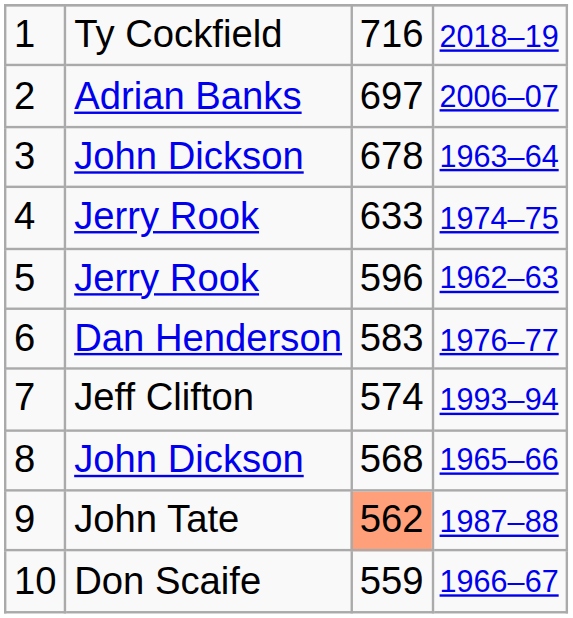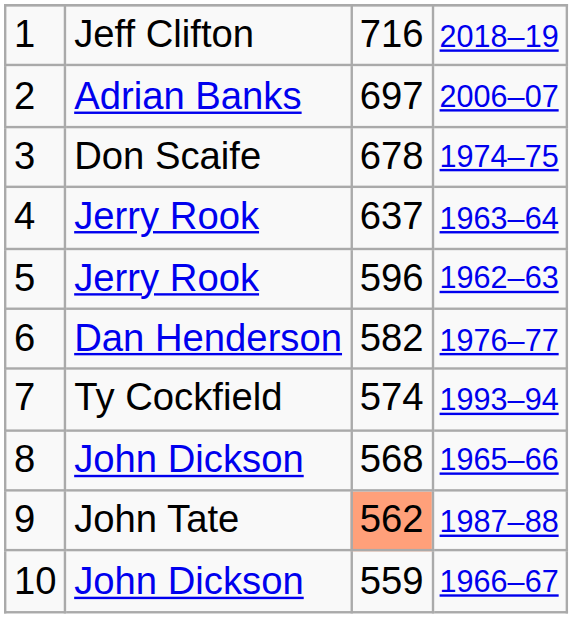(178, 34) Ty Cockfield -> (164, 34) Jeff Clifton
(189, 156) John Dickson -> (168, 156) Don Scaife
(499, 157) 1963–64 -> (499, 157) 1974–75
(392, 216) 633 -> (392, 216) 637
(499, 217) 1974–75 -> (499, 217) 1963–64
(392, 338) 583 -> (392, 338) 582
(164, 398) Jeff Clifton -> (178, 398) Ty Cockfield
(168, 580) Don Scaife -> (189, 580) John Dickson
